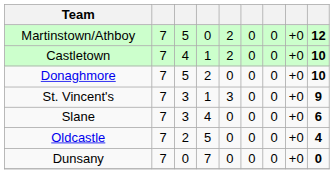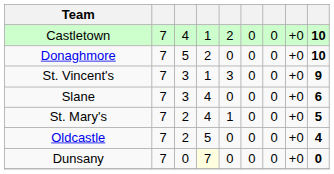- row: (78, 35)
+ row: (78, 117)
(208, 158) no background -> (208, 158) lightyellow background
